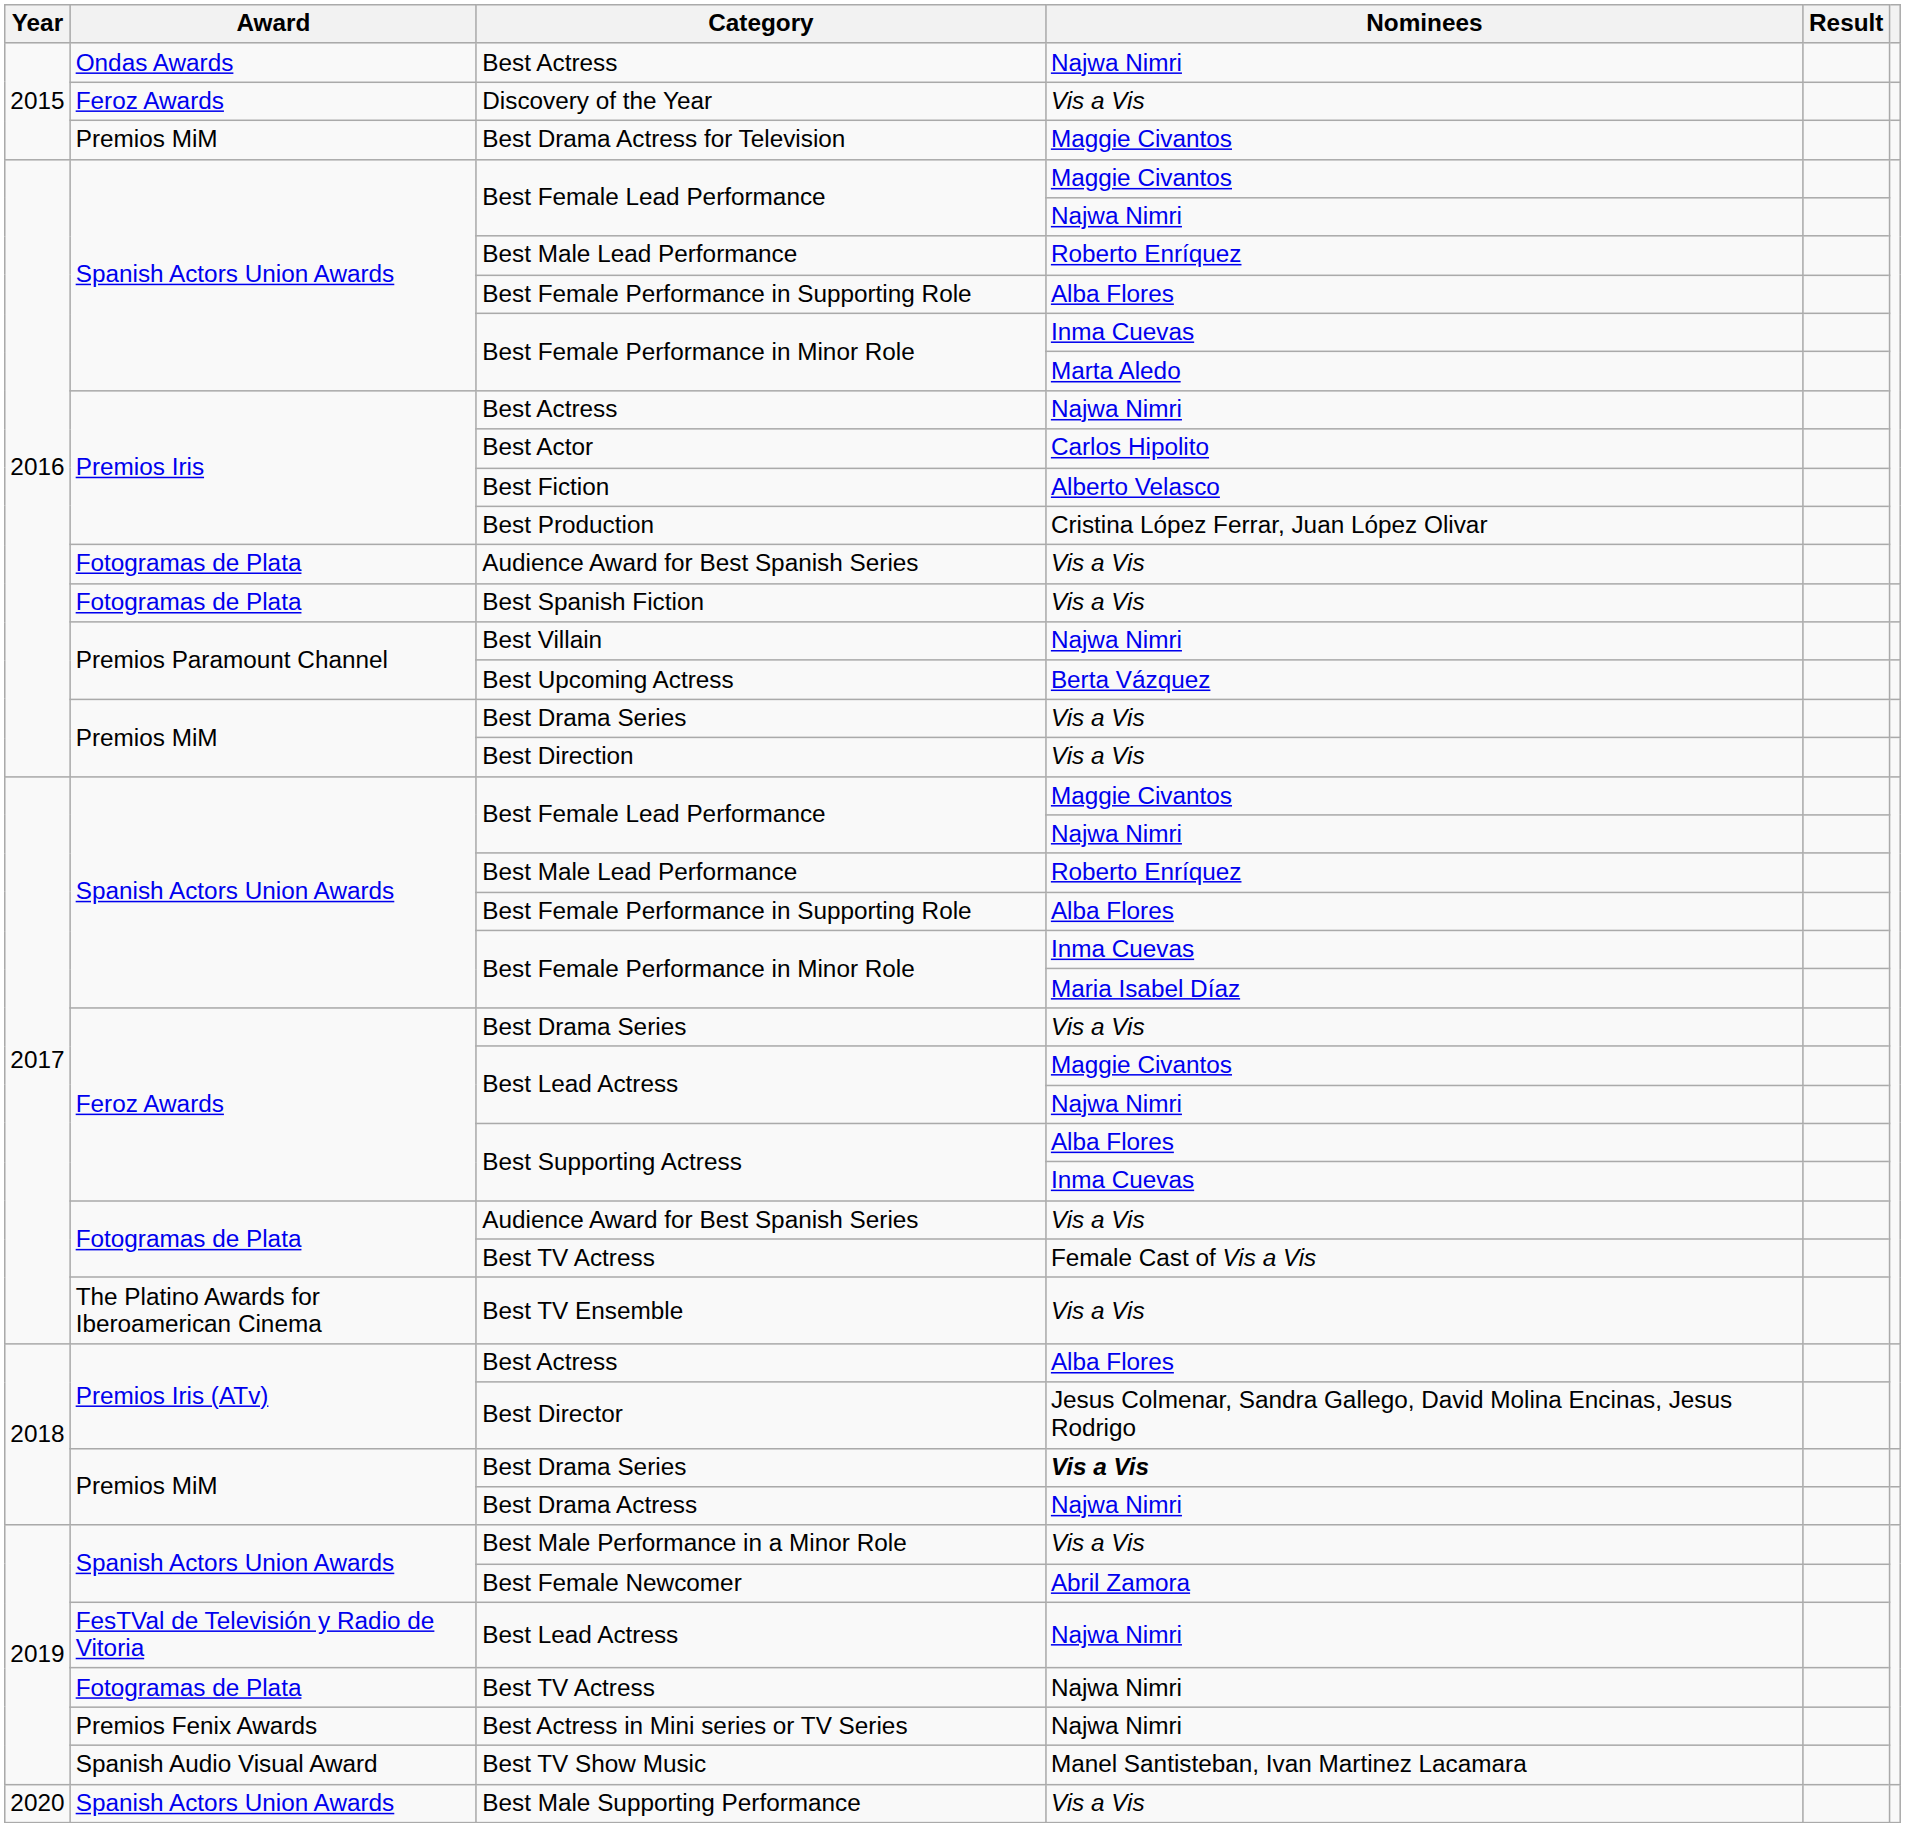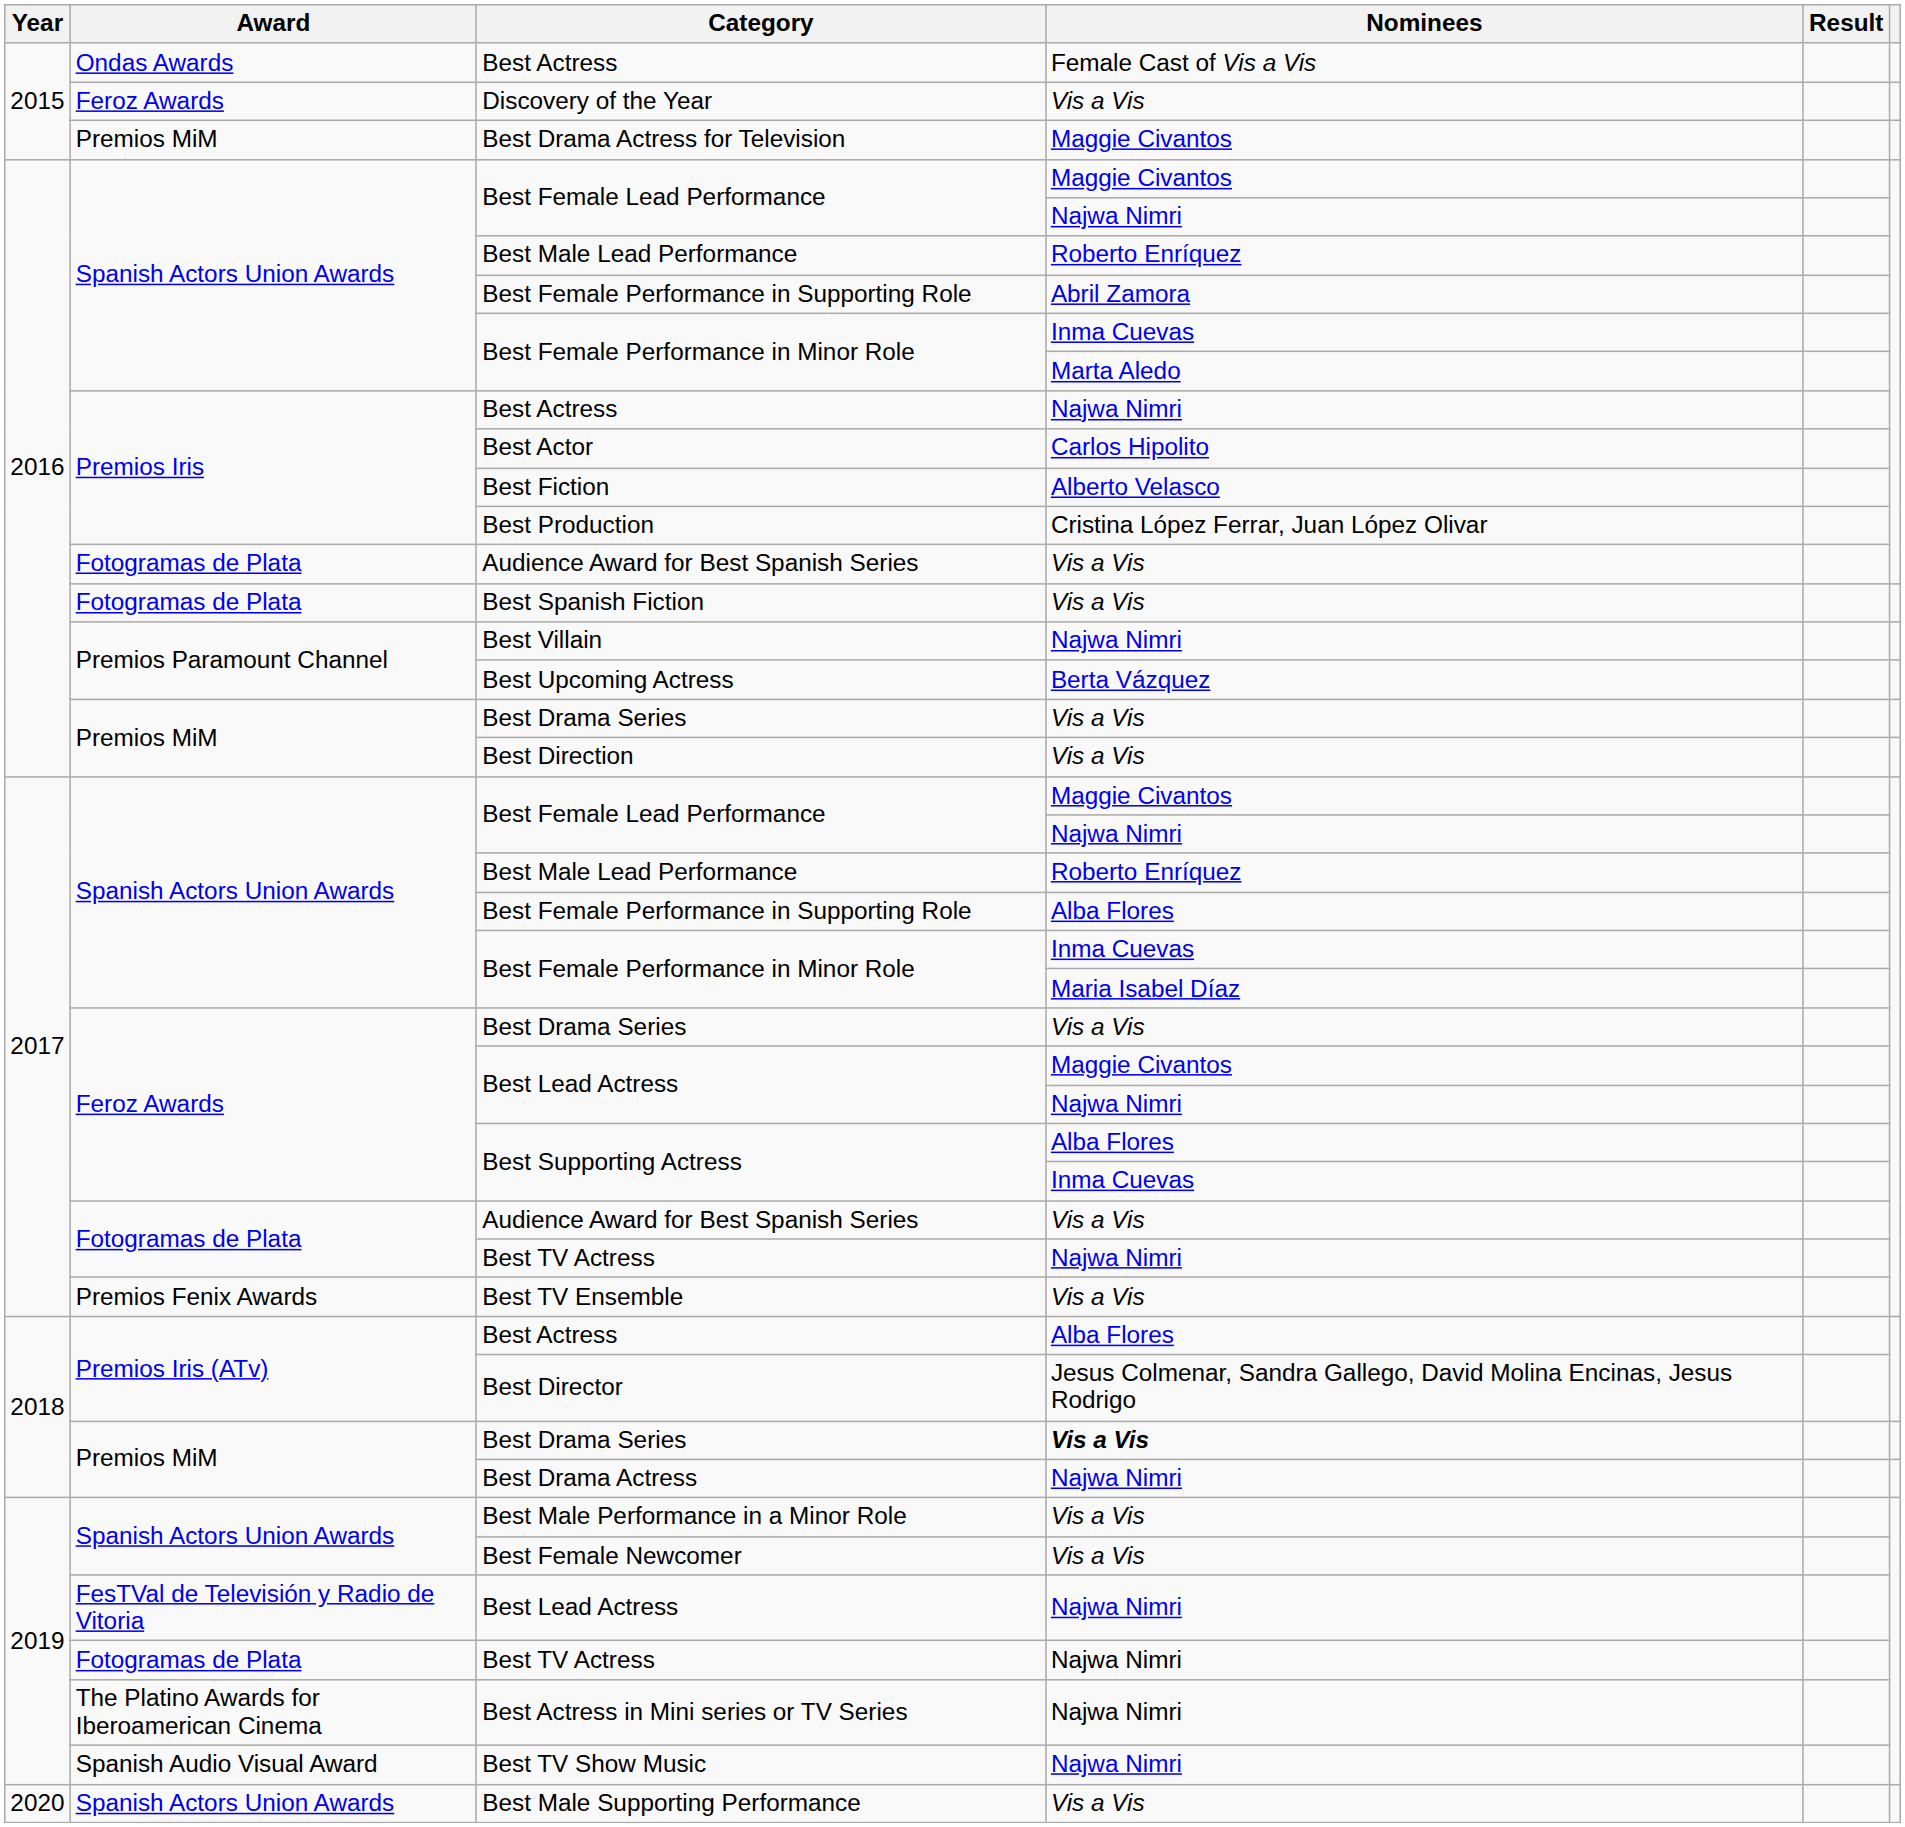(1116, 62) Najwa Nimri -> (1184, 62) Female Cast of Vis a Vis
(1112, 293) Alba Flores -> (1120, 293) Abril Zamora
(1184, 1258) Female Cast of Vis a Vis -> (1116, 1258) Najwa Nimri
(199, 1310) The Platino Awards for Iberoamerican Cinema -> (196, 1296) Premios Fenix Awards
(1120, 1582) Abril Zamora -> (1098, 1555) Vis a Vis
(196, 1725) Premios Fenix Awards -> (199, 1712) The Platino Awards for Iberoamerican Cinema
(1289, 1764) Manel Santisteban, Ivan Martinez Lacamara -> (1116, 1764) Najwa Nimri
